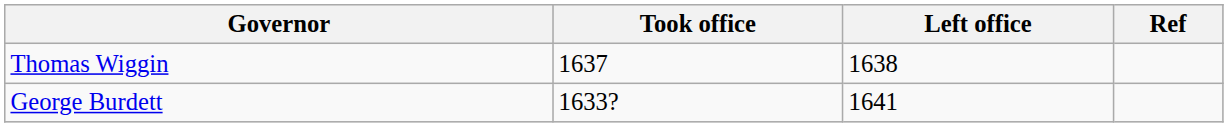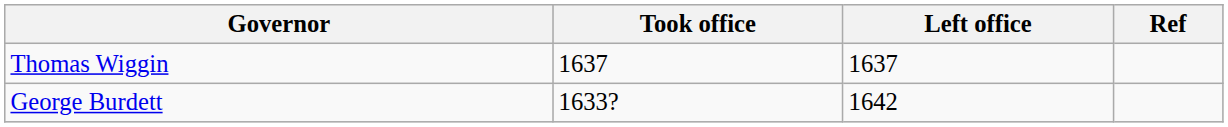(873, 63) 1638 -> (873, 63) 1637
(873, 102) 1641 -> (873, 102) 1642
